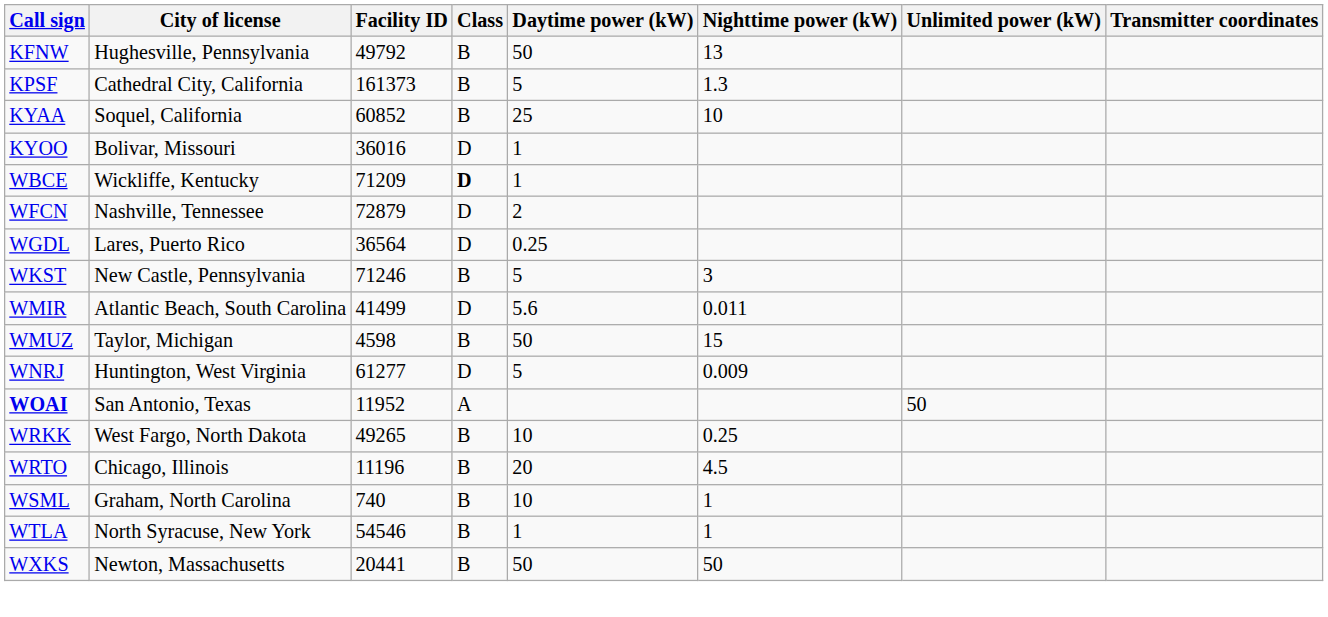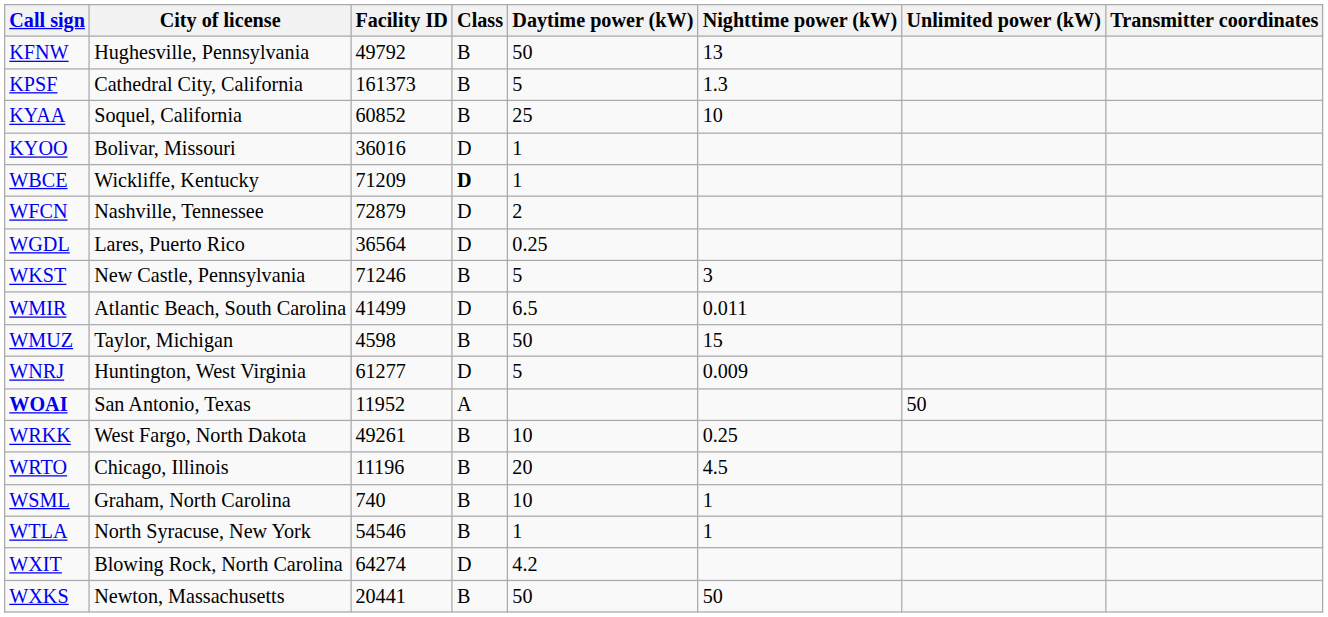(525, 308) 5.6 -> (525, 308) 6.5
(381, 436) 49265 -> (381, 436) 49261
+ row: (36, 564)
